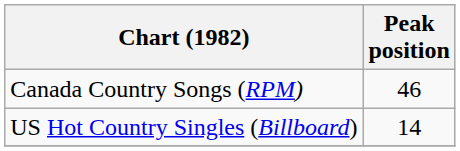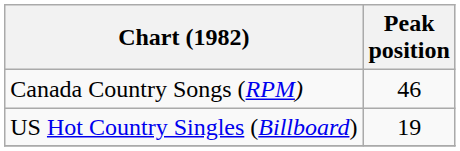(409, 126) 14 -> (409, 126) 19
